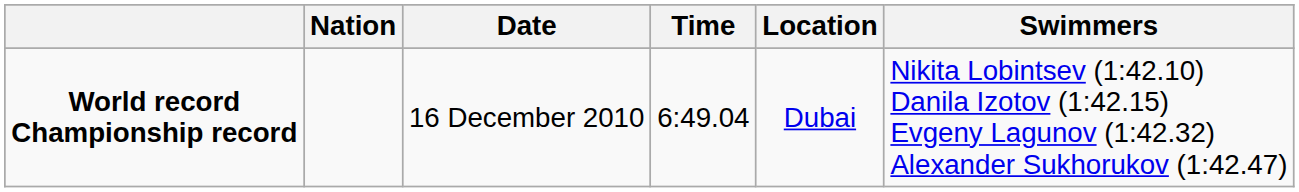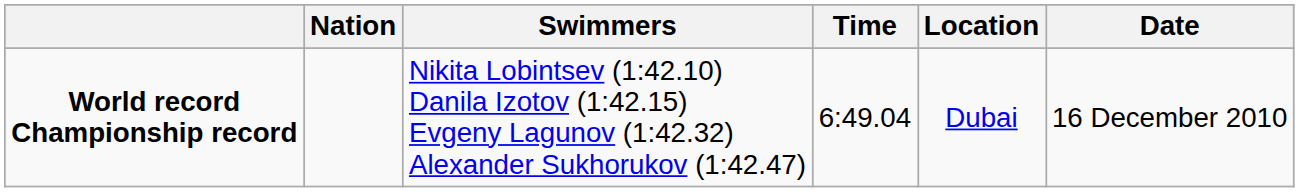columns swapped: (1089, 26) <-> (527, 26)
